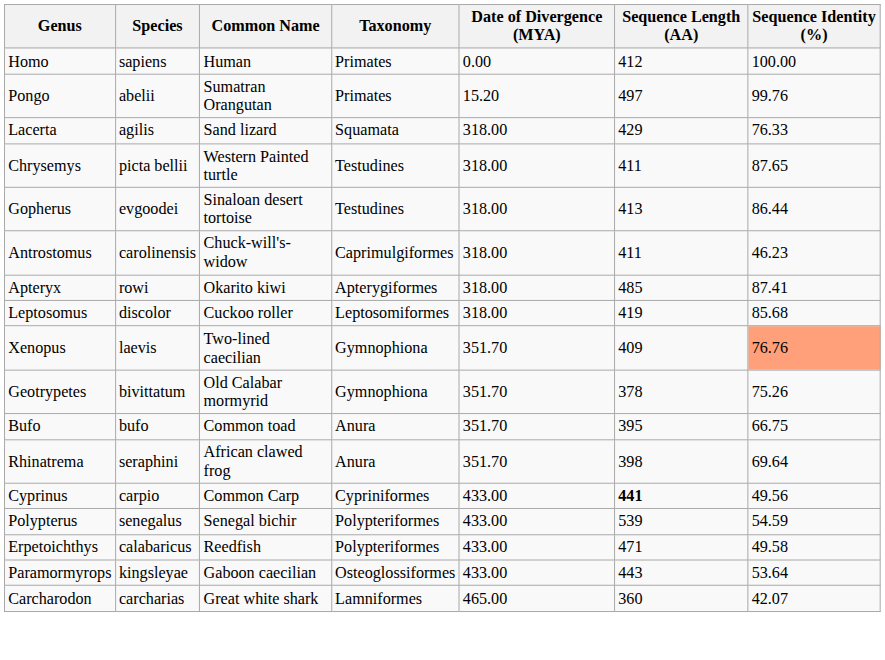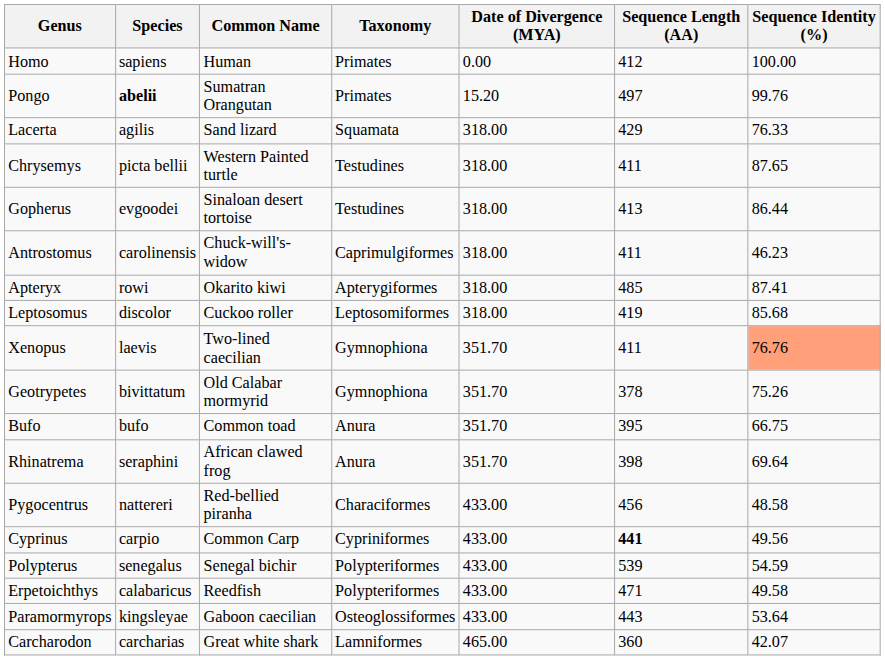(137, 95) normal -> (138, 95) bold
(630, 347) 409 -> (630, 347) 411
+ row: (48, 505)
